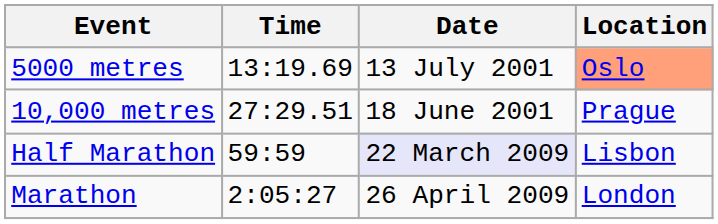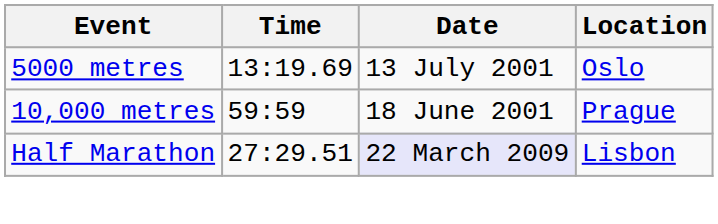(613, 69) lightsalmon background -> (613, 69) no background
(290, 111) 27:29.51 -> (267, 111) 59:59
(267, 154) 59:59 -> (290, 154) 27:29.51
- row: (74, 197)
